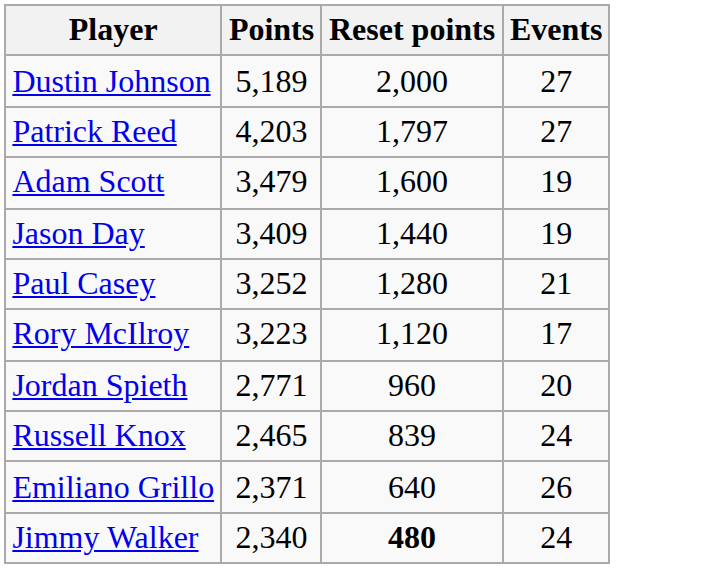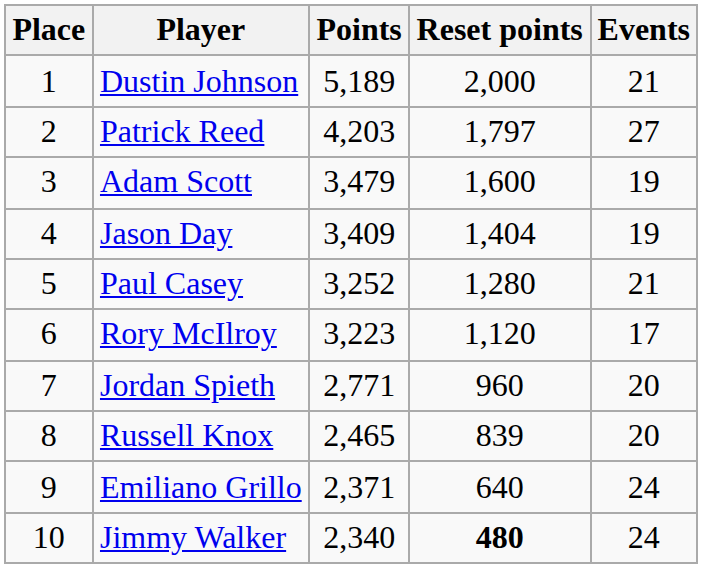+ column: (49, 29)
(556, 80) 27 -> (644, 80) 21
(412, 232) 1,440 -> (500, 232) 1,404
(556, 435) 24 -> (644, 435) 20
(556, 486) 26 -> (644, 486) 24
